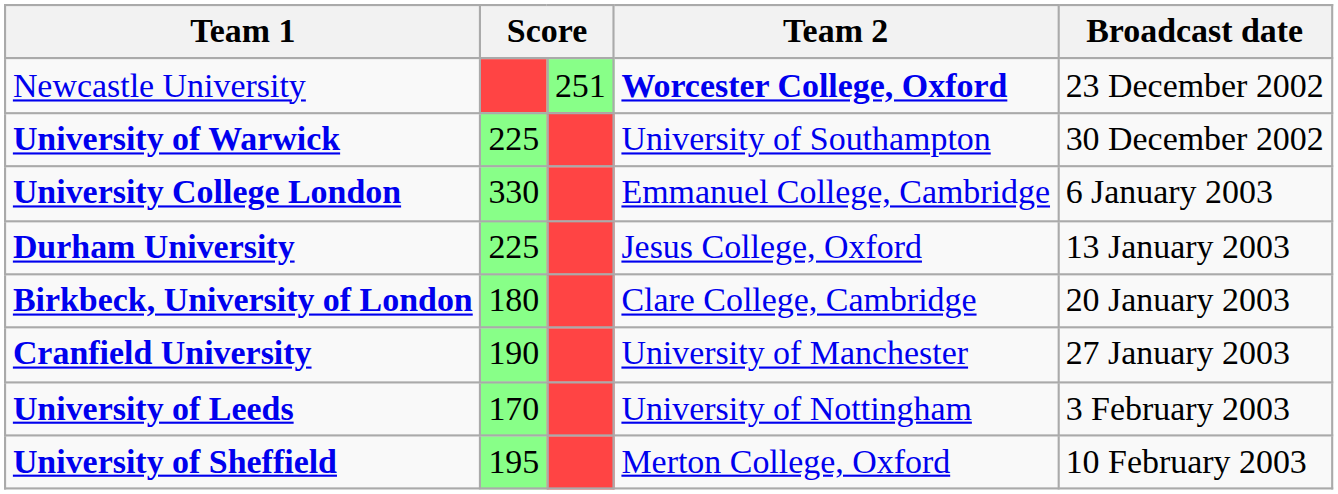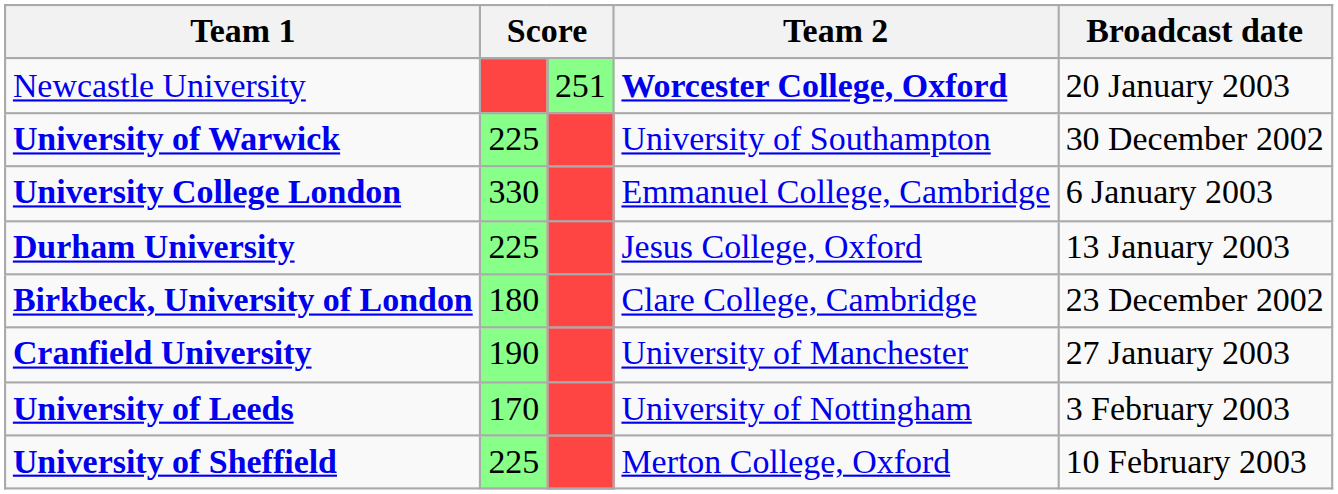(1195, 85) 23 December 2002 -> (1178, 85) 20 January 2003
(1178, 300) 20 January 2003 -> (1195, 300) 23 December 2002
(514, 461) 195 -> (514, 461) 225
